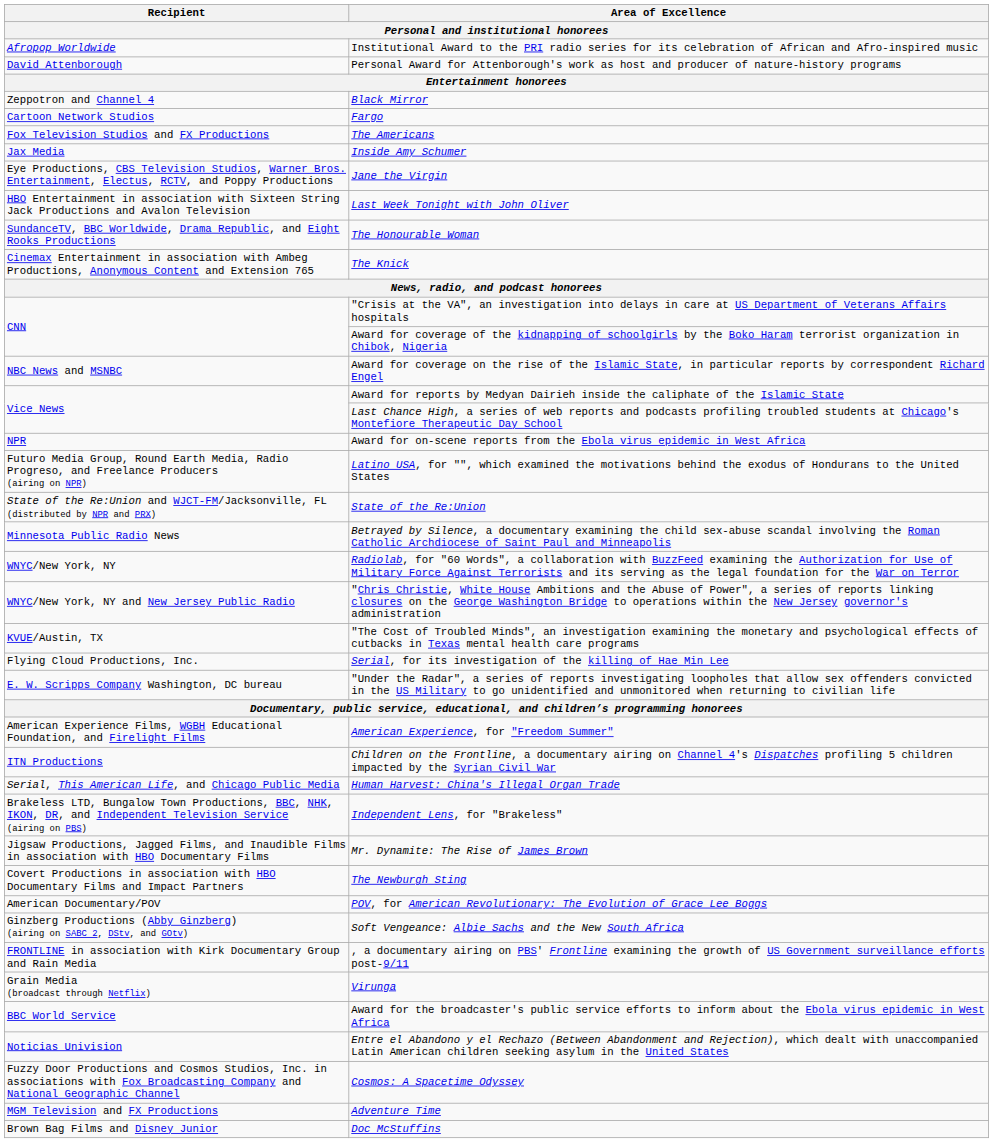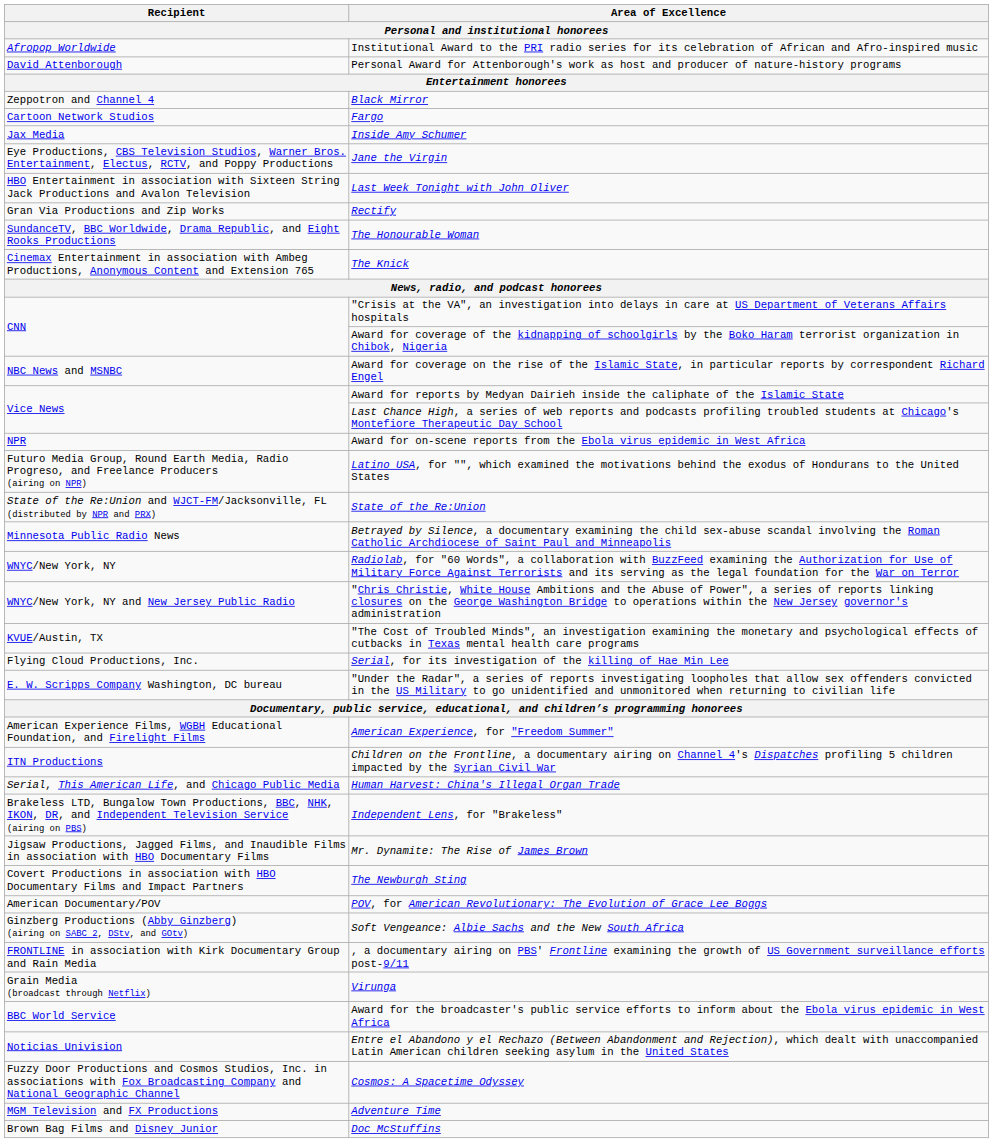- row: (393, 135)
+ row: (374, 211)
